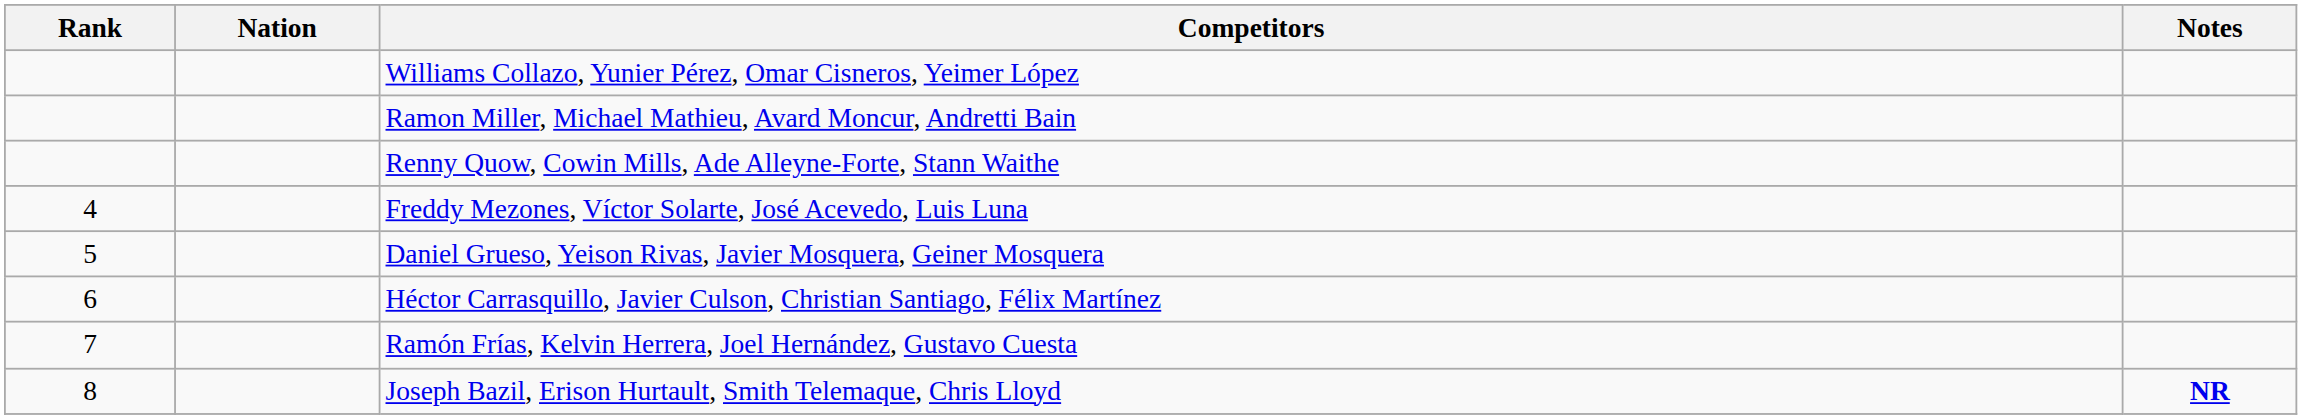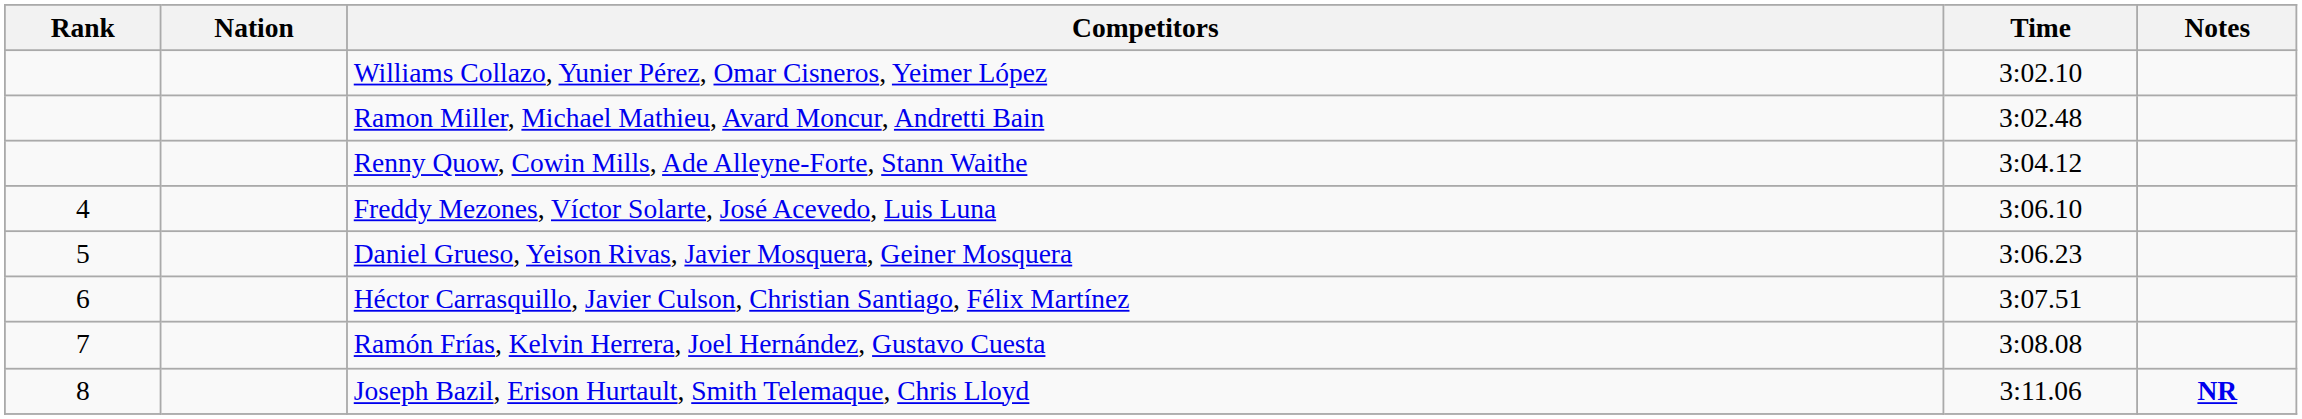+ column: (2041, 27)
